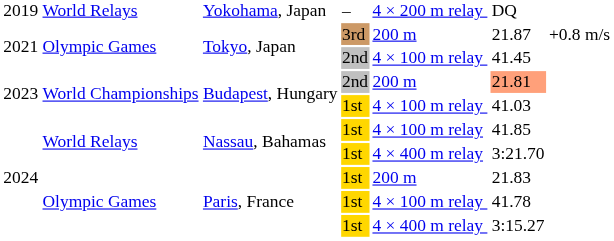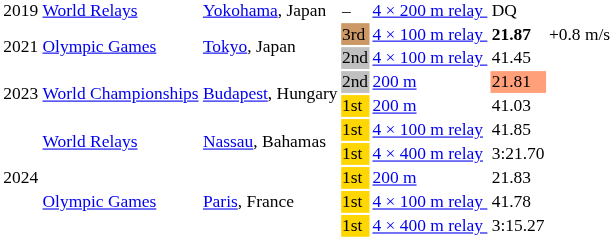(394, 34) 200 m -> (430, 34) 4 × 100 m relay
(511, 34) normal -> (511, 34) bold
(430, 105) 4 × 100 m relay -> (394, 105) 200 m
